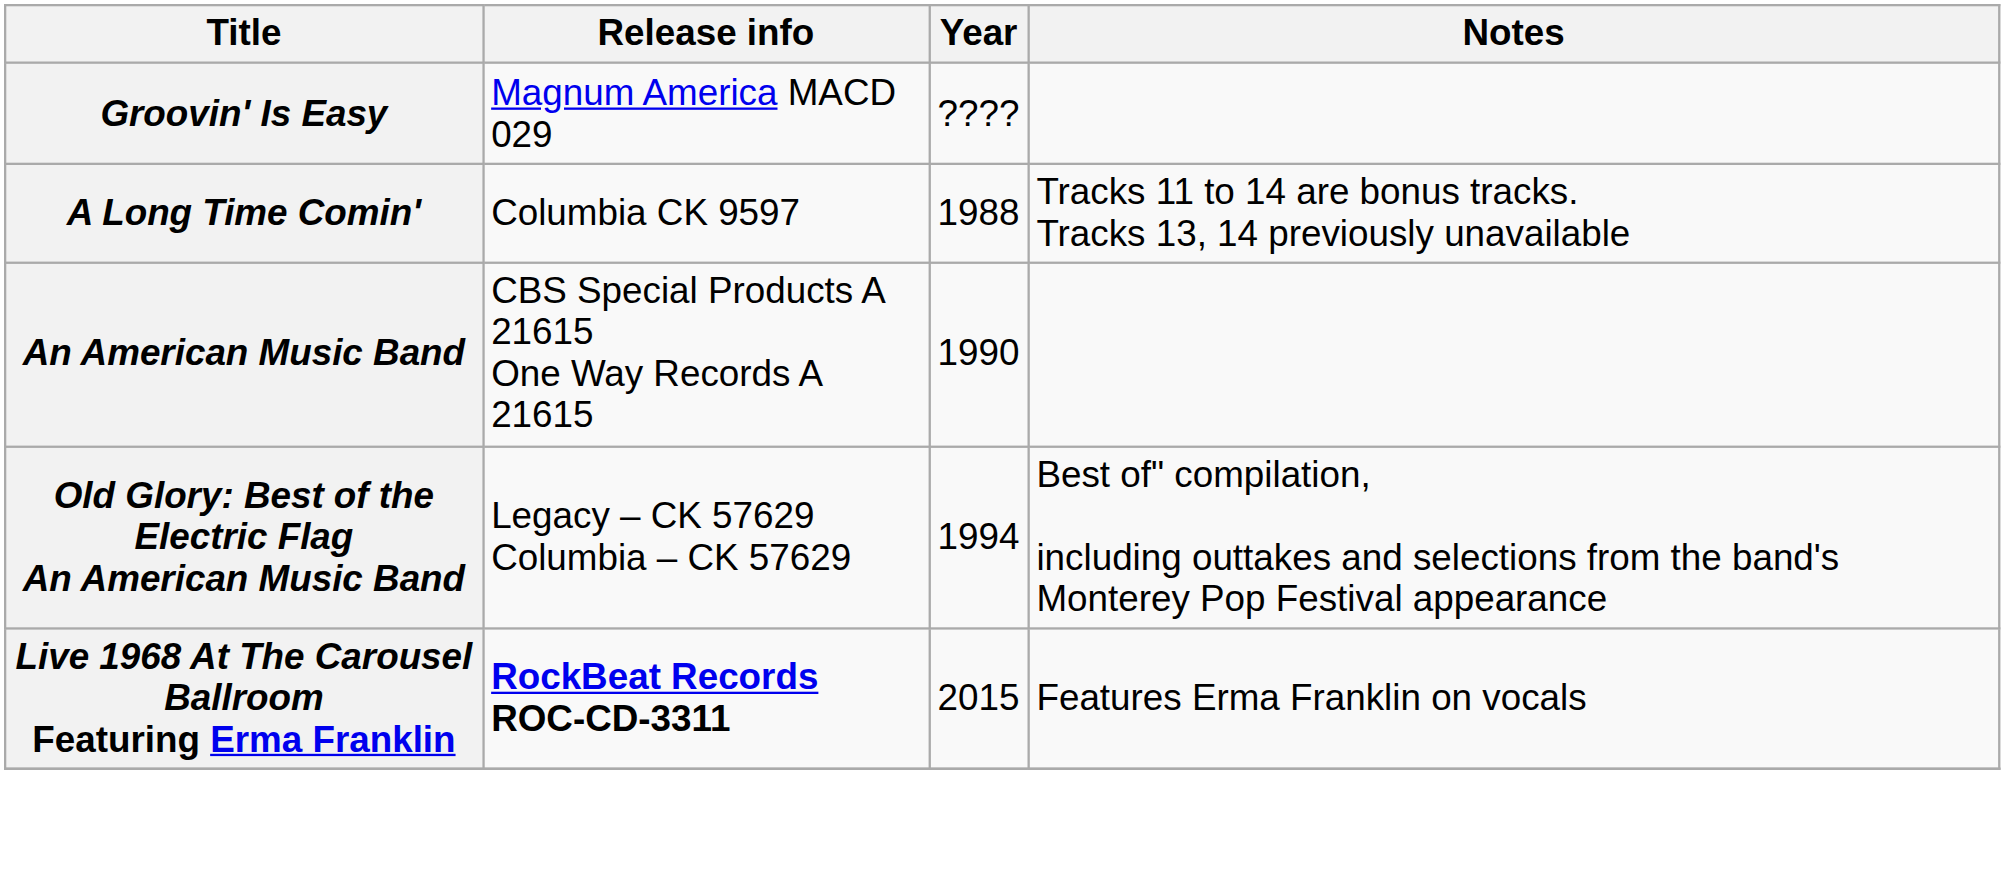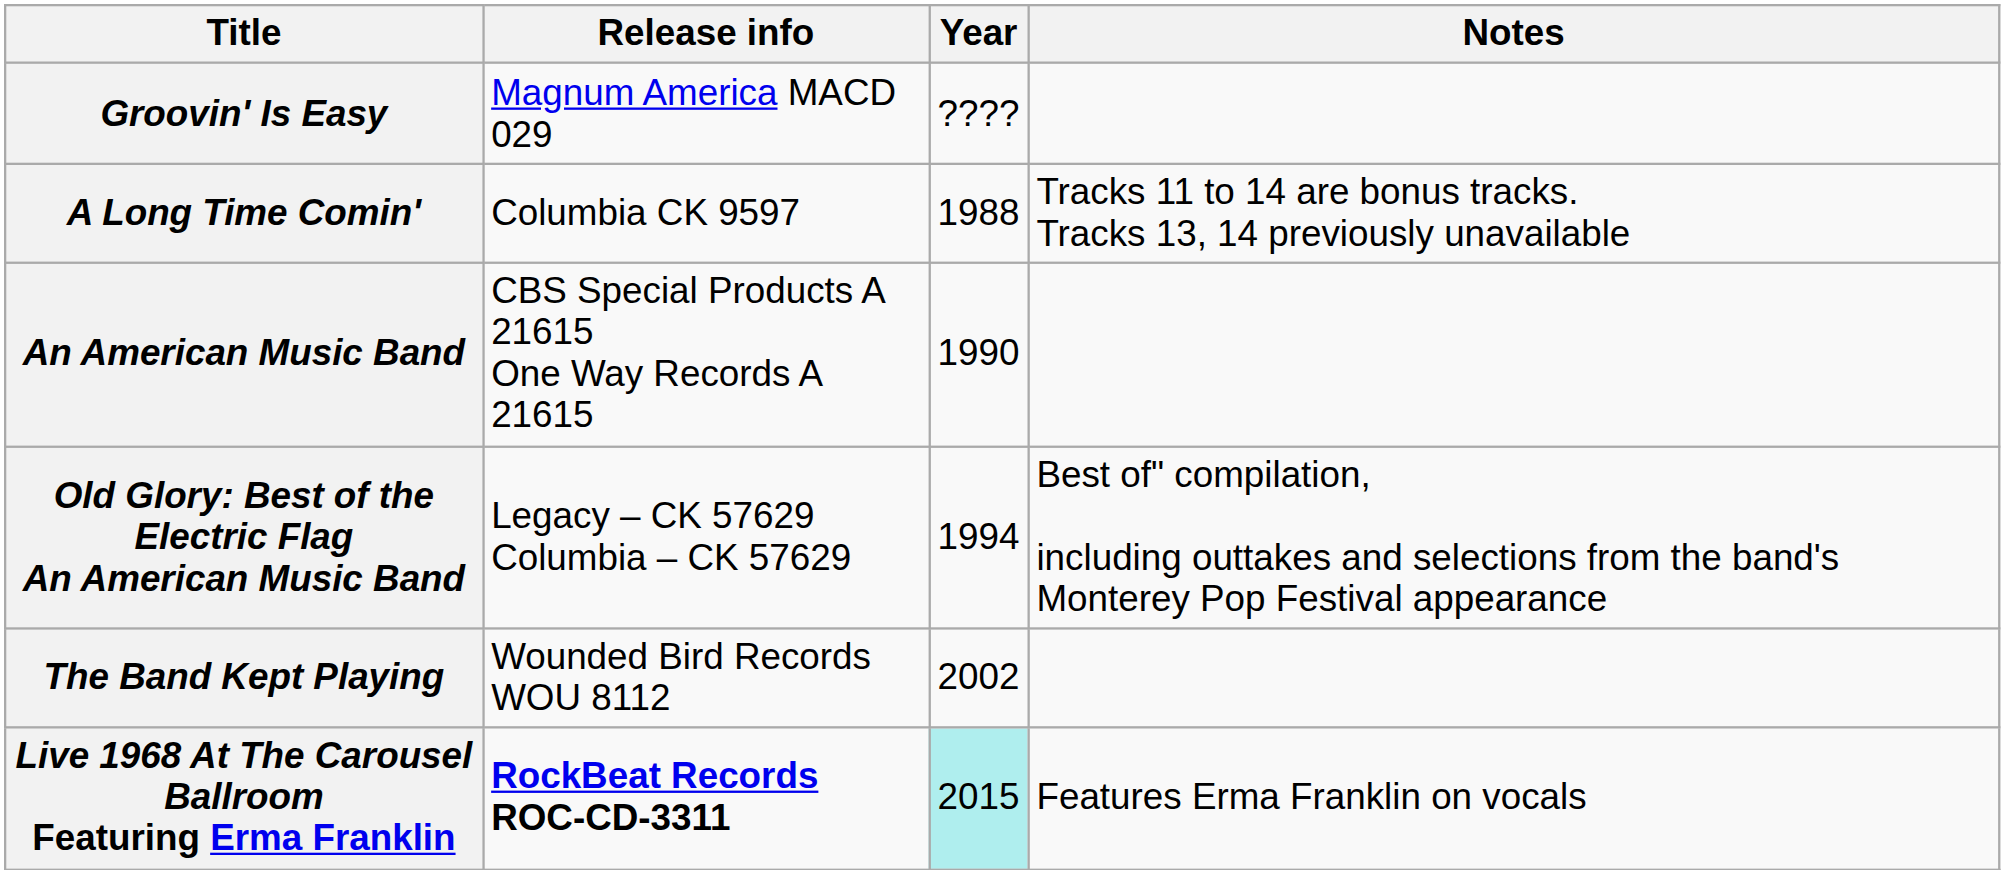+ row: (244, 677)
(979, 698) no background -> (979, 797) paleturquoise background
